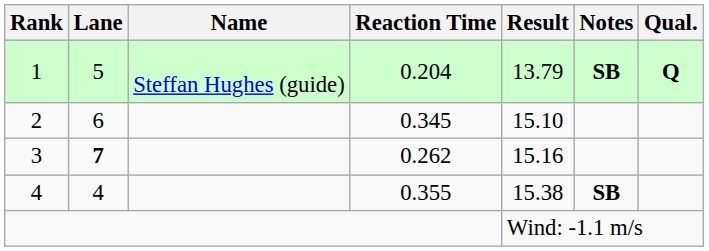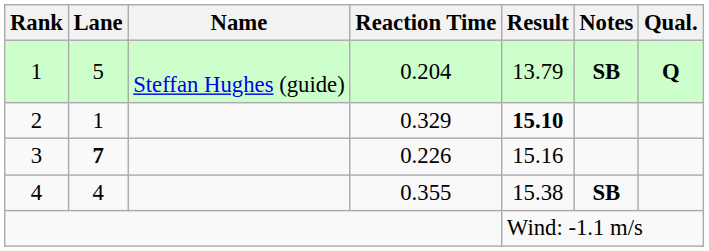(98, 120) 6 -> (98, 120) 1
(426, 120) 0.345 -> (426, 120) 0.329
(538, 120) normal -> (538, 120) bold
(426, 156) 0.262 -> (426, 156) 0.226
